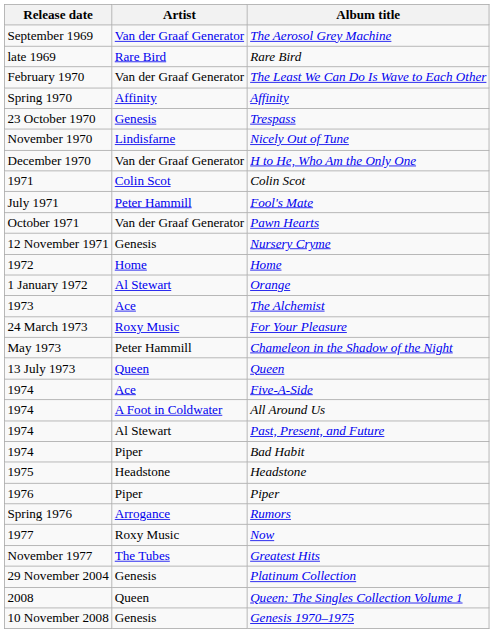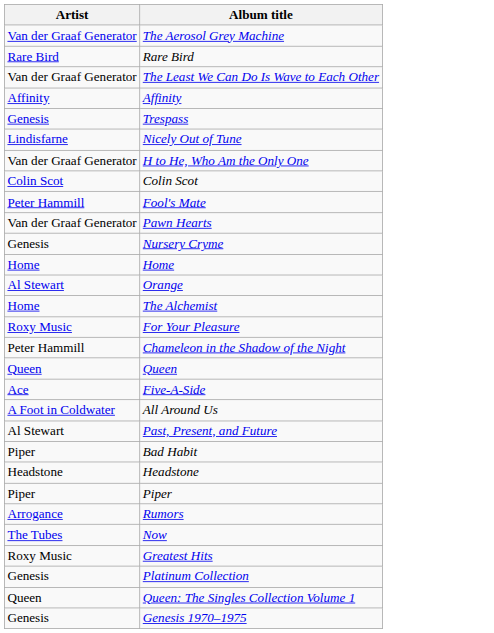- column: (58, 14)
(125, 306) Ace -> (23, 306) Home
(147, 535) Roxy Music -> (35, 535) The Tubes
(142, 555) The Tubes -> (40, 555) Roxy Music
